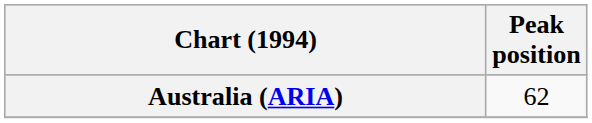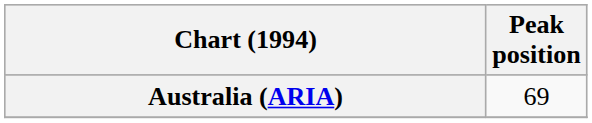(537, 95) 62 -> (537, 95) 69
